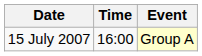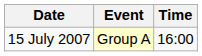columns swapped: (115, 16) <-> (167, 16)
